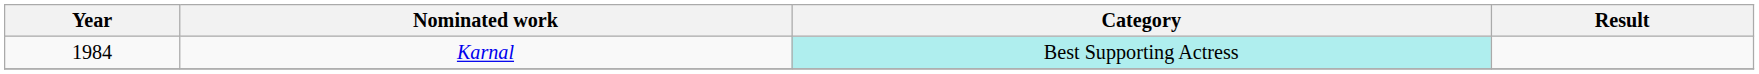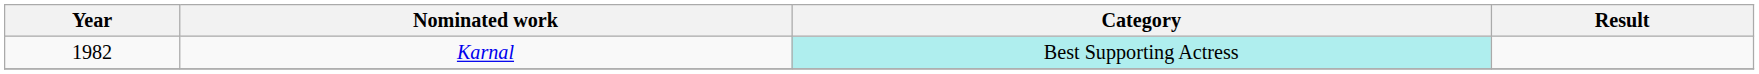(92, 52) 1984 -> (92, 52) 1982
